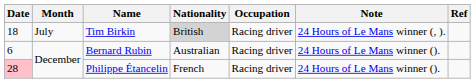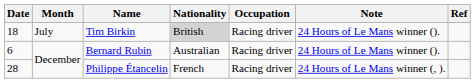(372, 31) 24 Hours of Le Mans winner (, ). -> (369, 31) 24 Hours of Le Mans winner ().
(13, 68) pink background -> (13, 68) no background
(369, 68) 24 Hours of Le Mans winner (). -> (372, 68) 24 Hours of Le Mans winner (, ).
